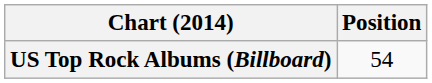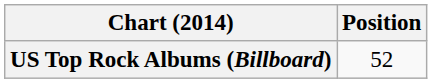(382, 59) 54 -> (382, 59) 52
